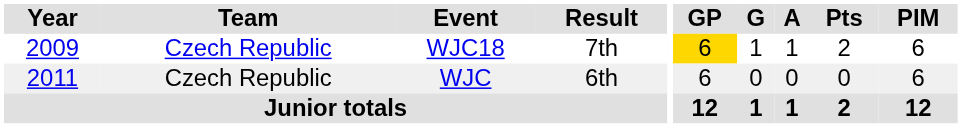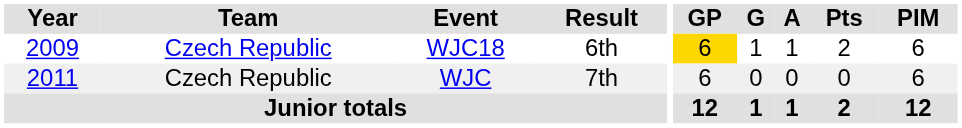(602, 48) 7th -> (602, 48) 6th
(602, 78) 6th -> (602, 78) 7th
